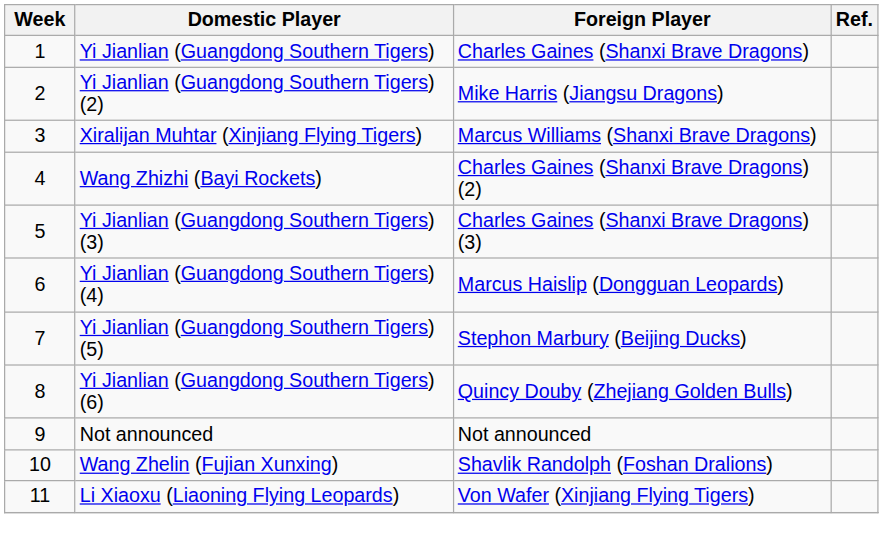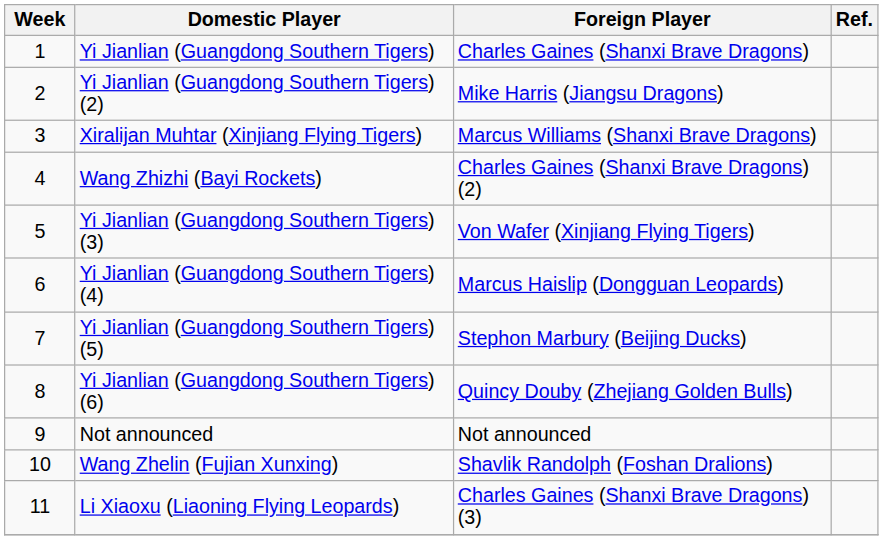(633, 231) Charles Gaines (Shanxi Brave Dragons) (3) -> (606, 231) Von Wafer (Xinjiang Flying Tigers)
(606, 496) Von Wafer (Xinjiang Flying Tigers) -> (633, 507) Charles Gaines (Shanxi Brave Dragons) (3)
